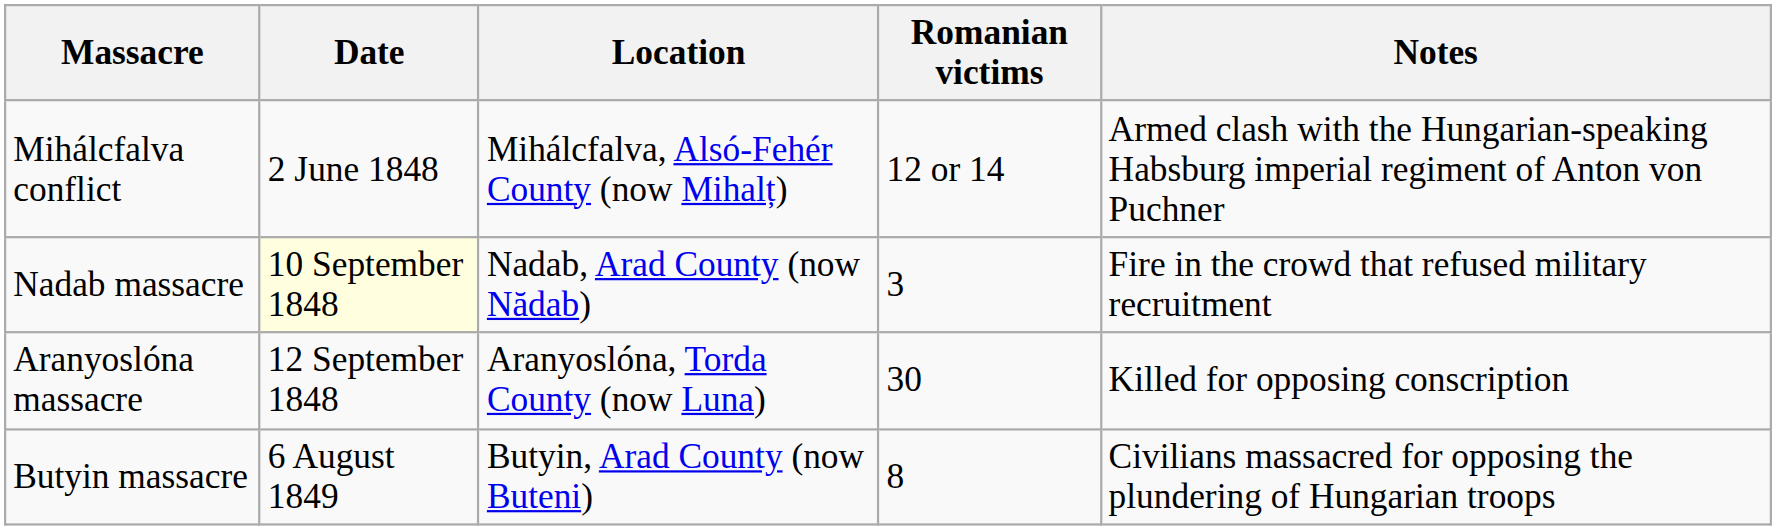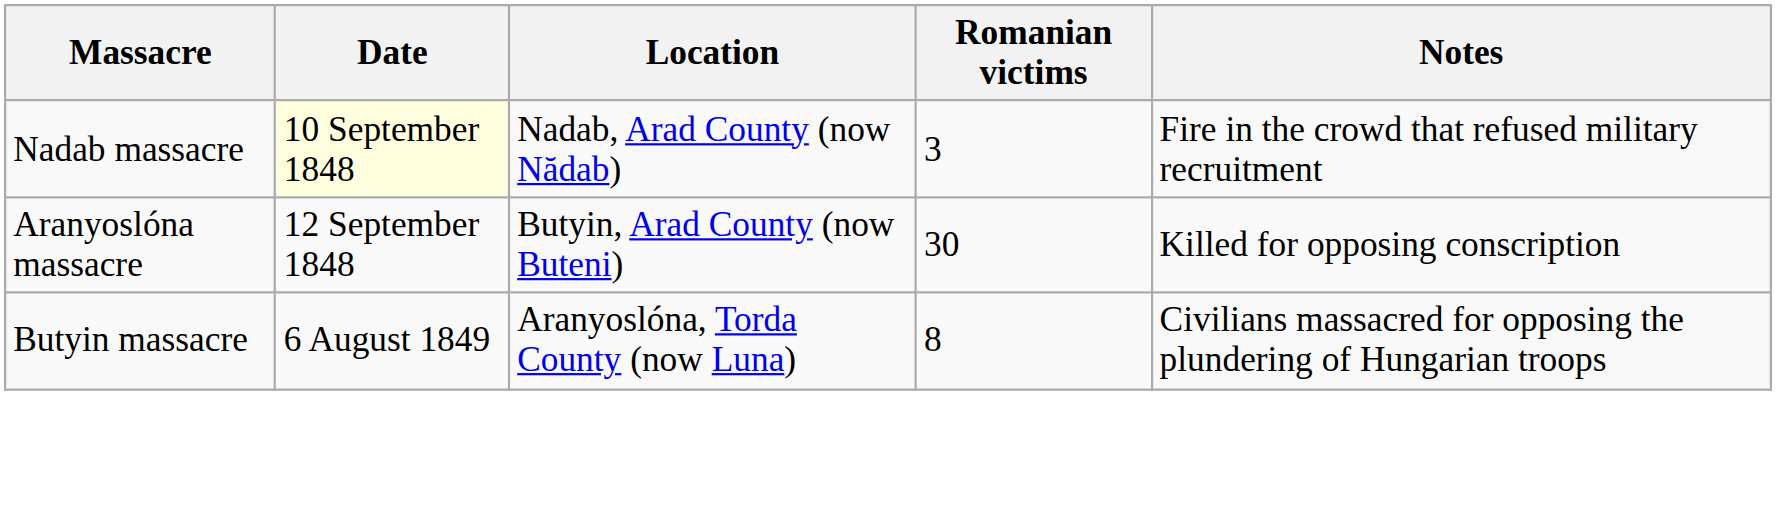- row: (99, 168)
(627, 379) Aranyoslóna, Torda County (now Luna) -> (706, 244) Butyin, Arad County (now Buteni)
(675, 475) Butyin, Arad County (now Buteni) -> (657, 340) Aranyoslóna, Torda County (now Luna)
